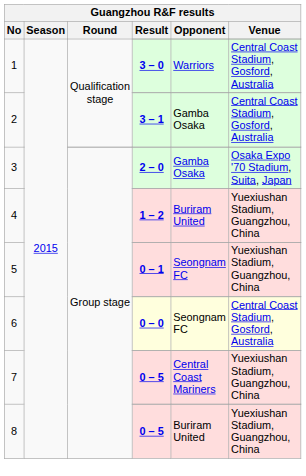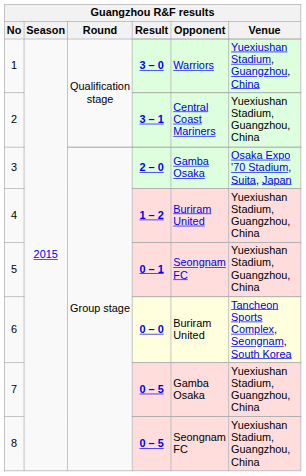(264, 65) Central Coast Stadium, Gosford, Australia -> (261, 65) Yuexiushan Stadium, Guangzhou, China
(191, 119) Gamba Osaka -> (194, 119) Central Coast Mariners
(264, 119) Central Coast Stadium, Gosford, Australia -> (261, 119) Yuexiushan Stadium, Guangzhou, China
(200, 323) Seongnam FC -> (192, 329) Buriram United
(264, 323) Central Coast Stadium, Gosford, Australia -> (261, 329) Tancheon Sports Complex, Seongnam, South Korea
(194, 377) Central Coast Mariners -> (191, 389) Gamba Osaka
(192, 431) Buriram United -> (200, 443) Seongnam FC
